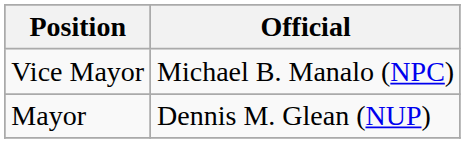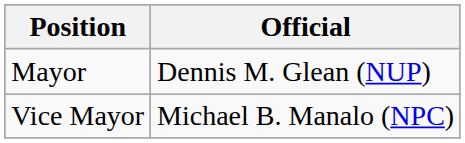rows swapped: (49, 115) <-> (78, 71)
